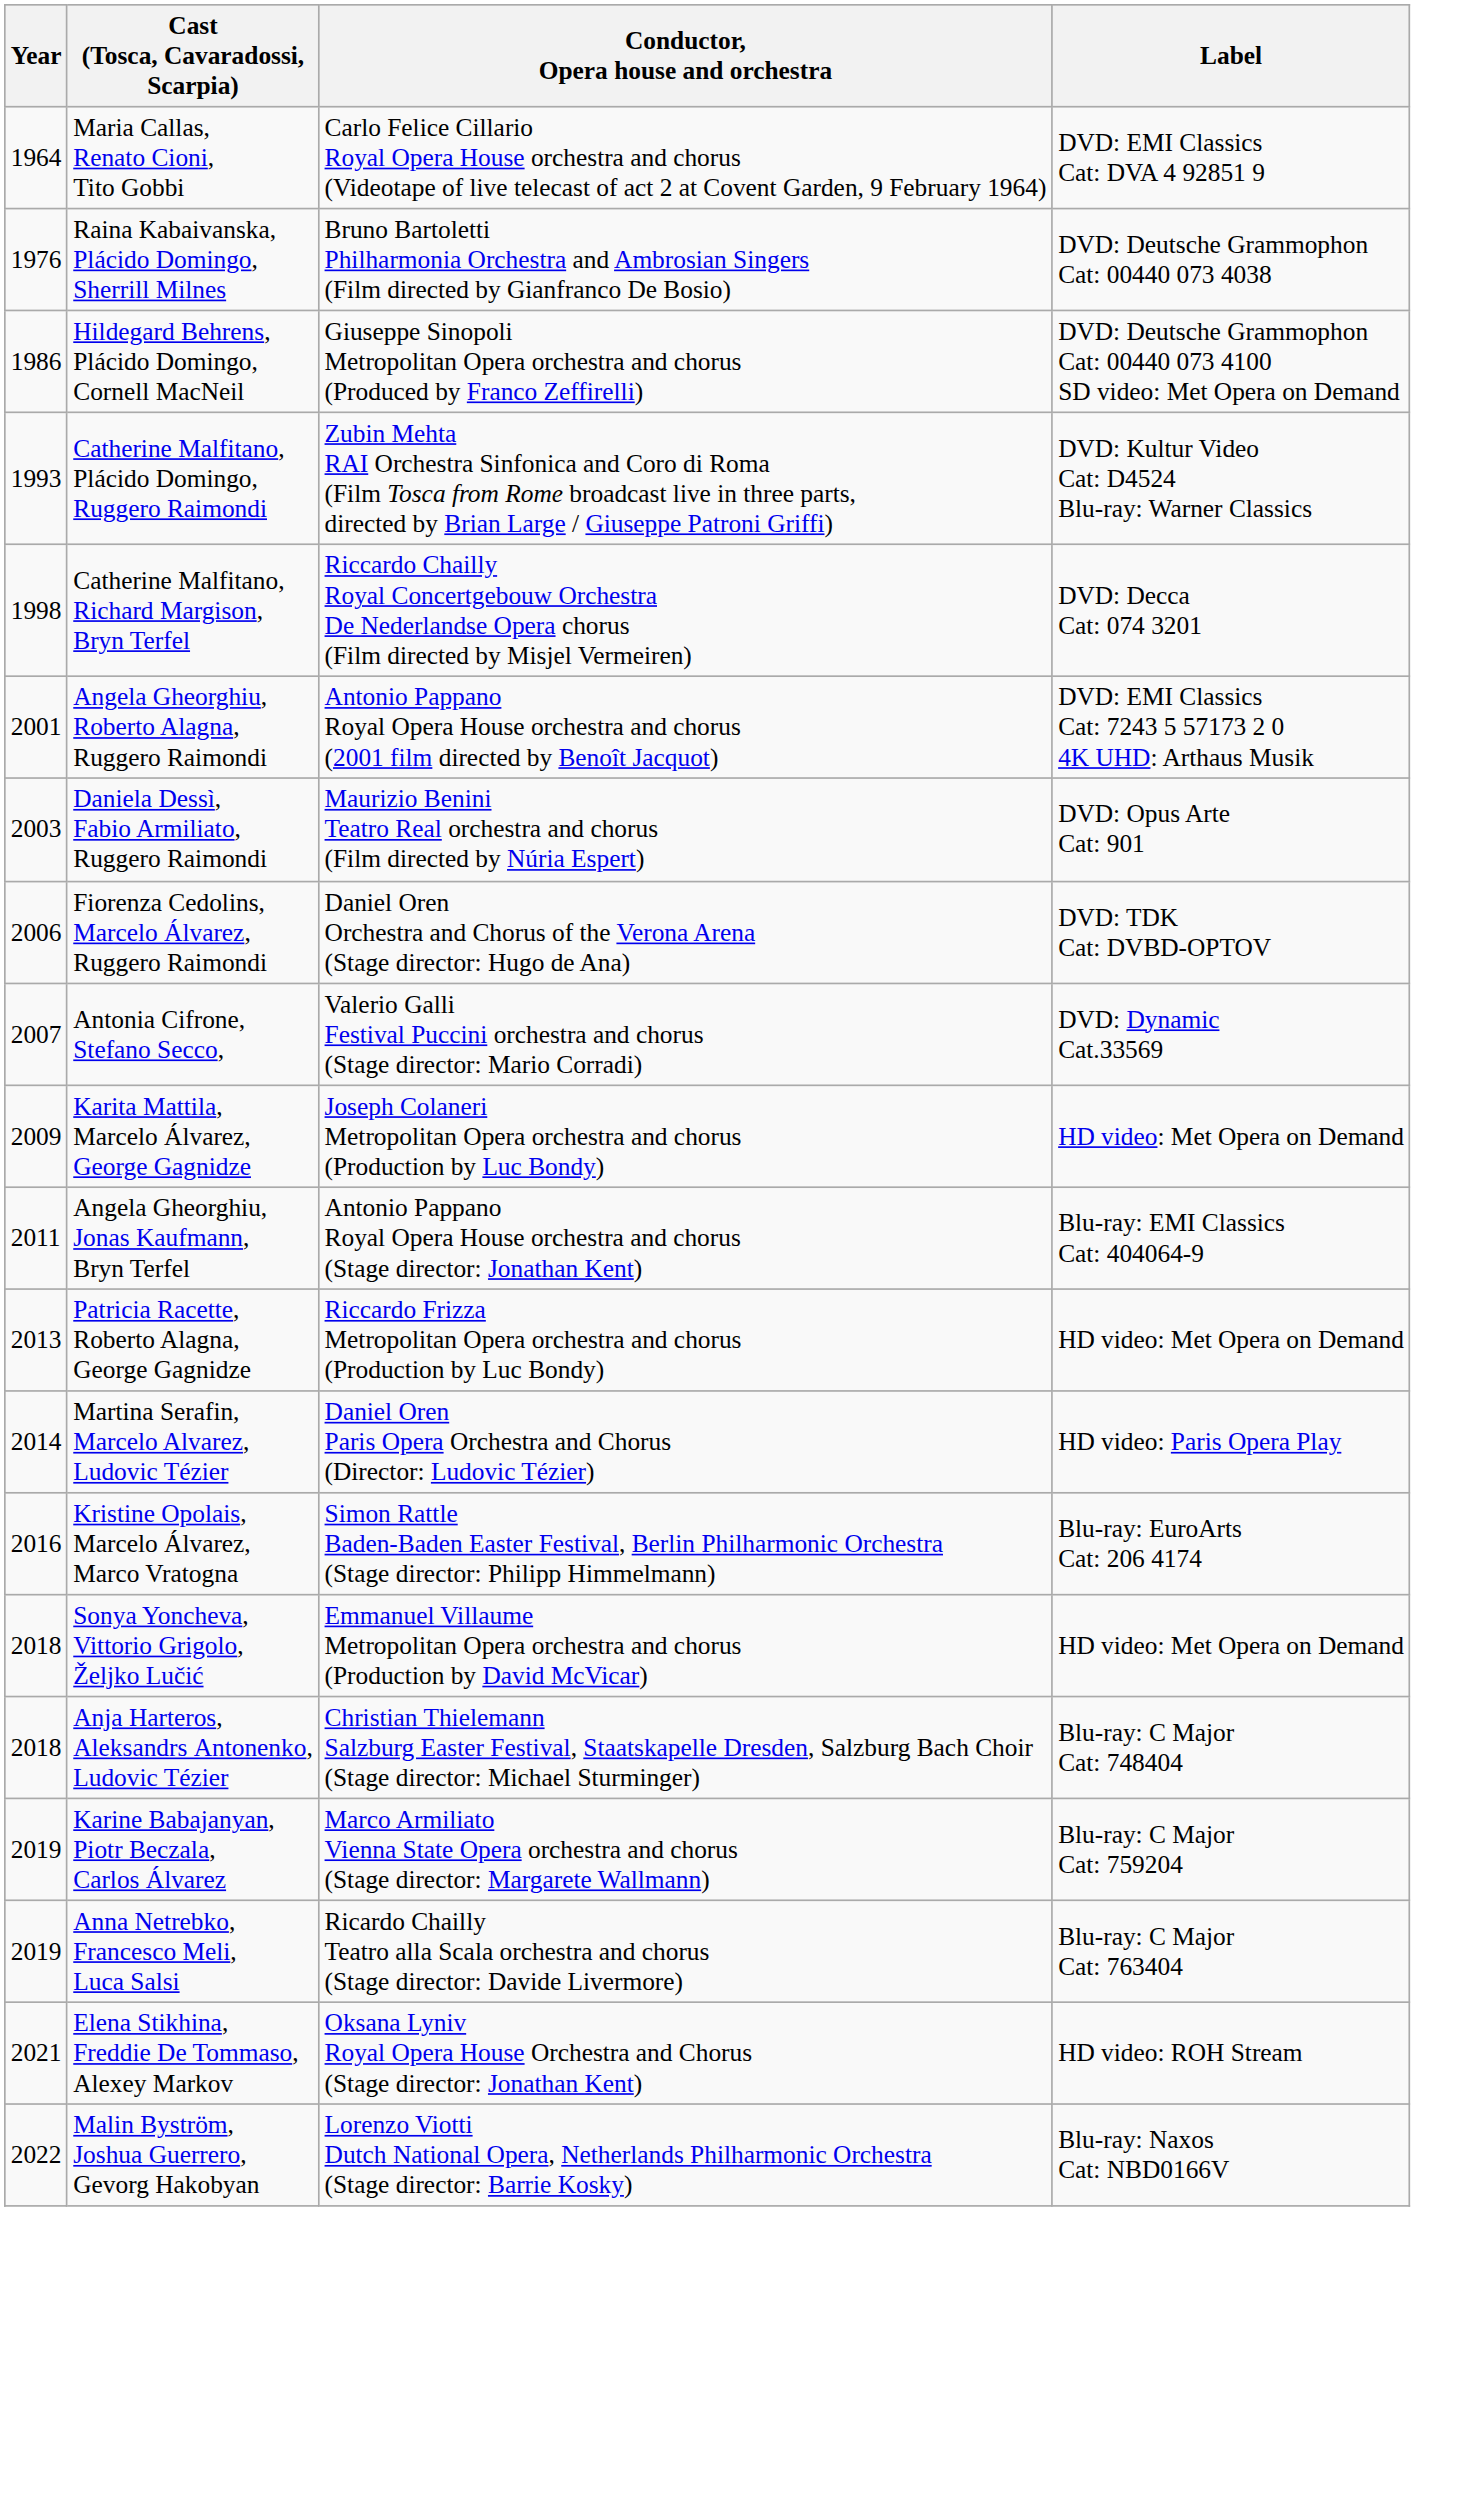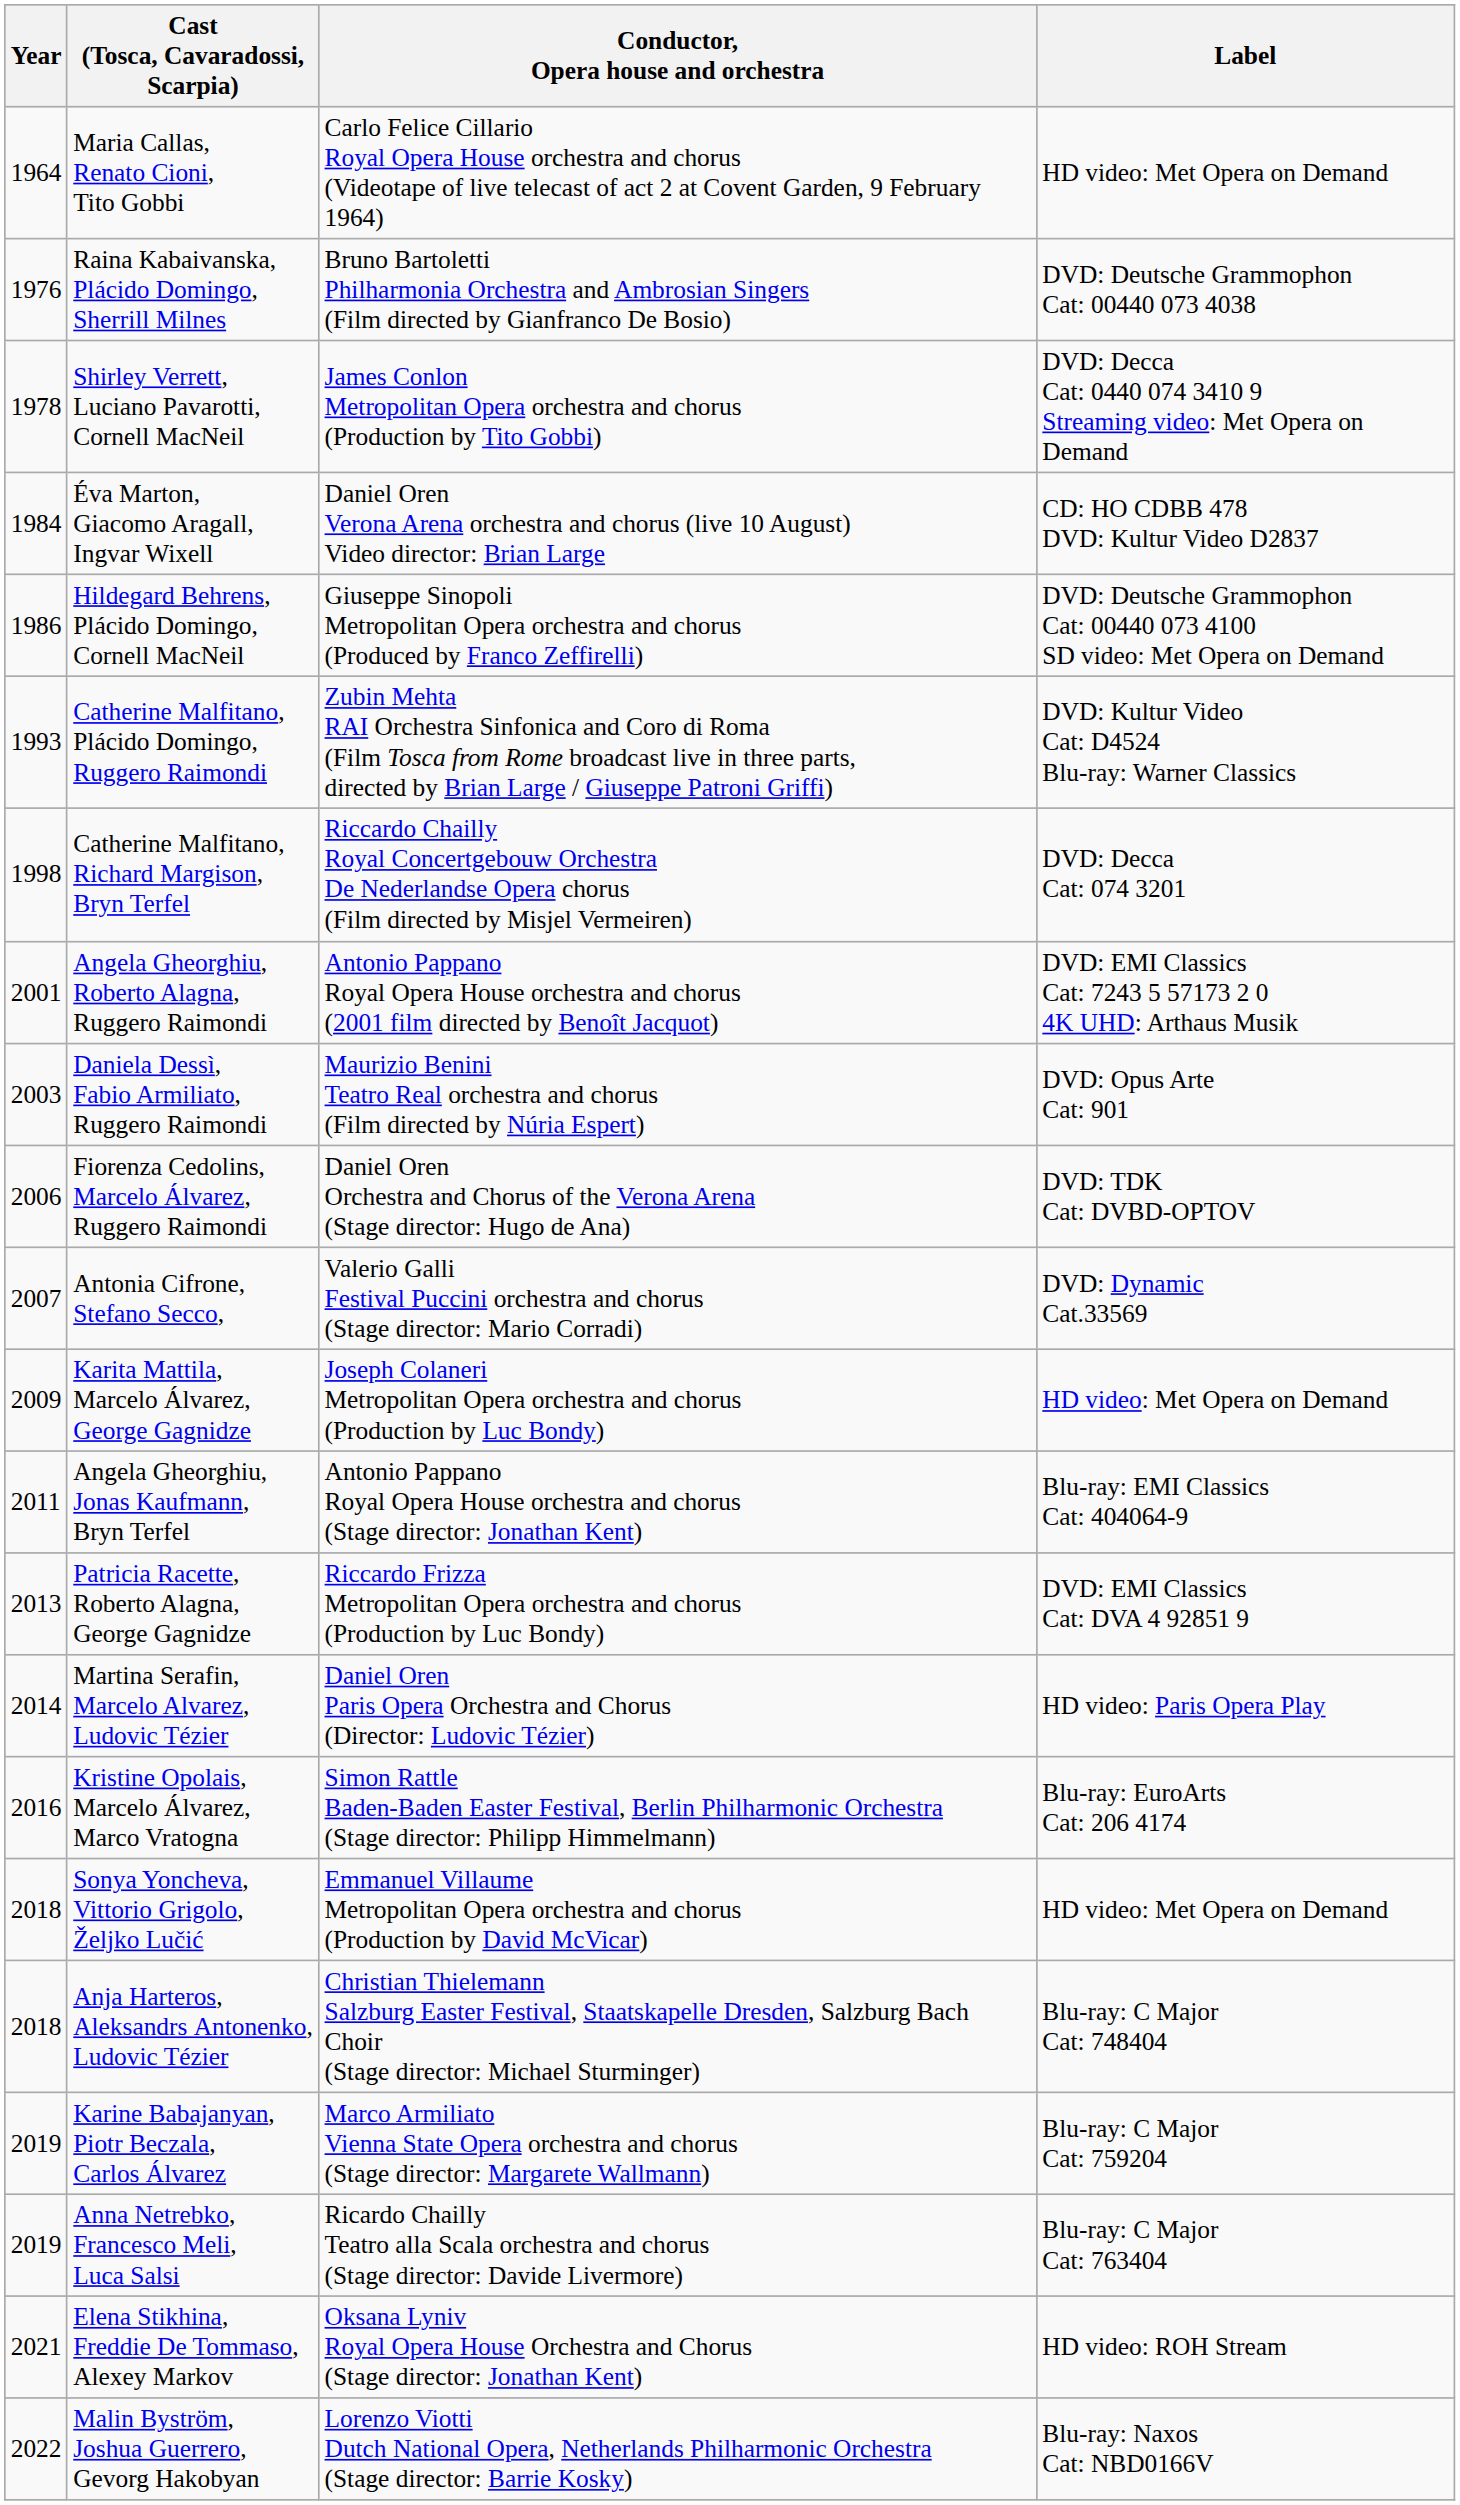(1161, 157) DVD: EMI Classics Cat: DVA 4 92851 9 -> (1215, 172) HD video: Met Opera on Demand
+ row: (167, 406)
+ row: (163, 523)
(1231, 1339) HD video: Met Opera on Demand -> (1146, 1603) DVD: EMI Classics Cat: DVA 4 92851 9
